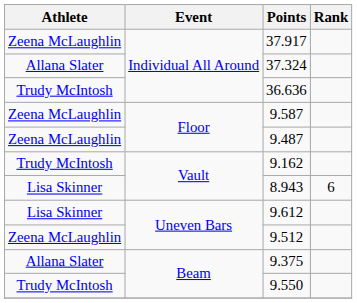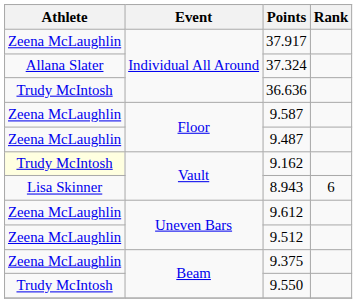(65, 163) no background -> (65, 163) lightyellow background
(65, 212) Lisa Skinner -> (65, 212) Zeena McLaughlin
(65, 261) Allana Slater -> (65, 261) Zeena McLaughlin
